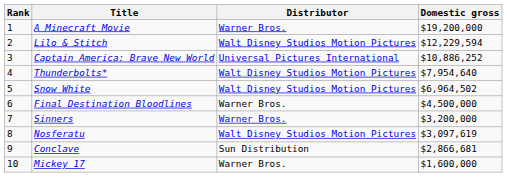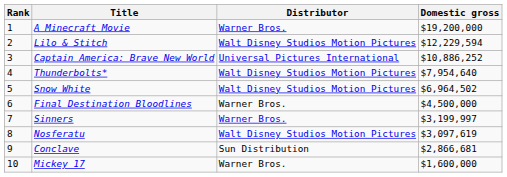(449, 119) $3,200,000 -> (449, 119) $3,199,997
